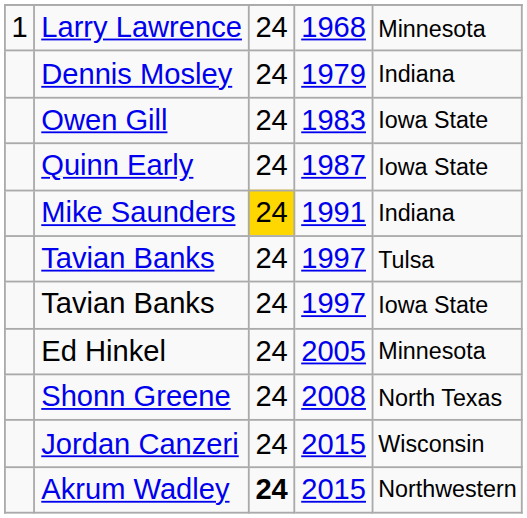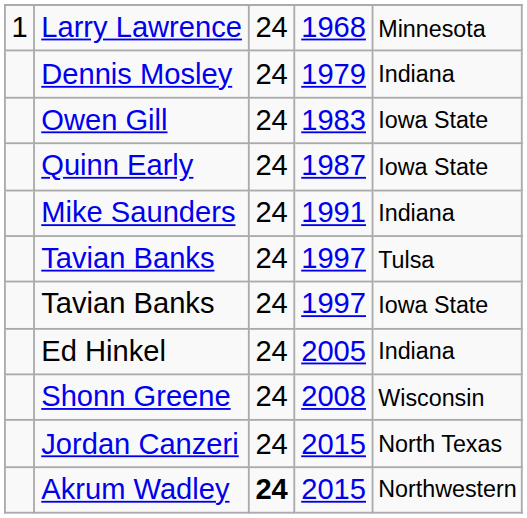(272, 212) gold background -> (272, 212) no background
(432, 351) Minnesota -> (416, 351) Indiana
(440, 397) North Texas -> (431, 397) Wisconsin
(431, 444) Wisconsin -> (440, 444) North Texas
